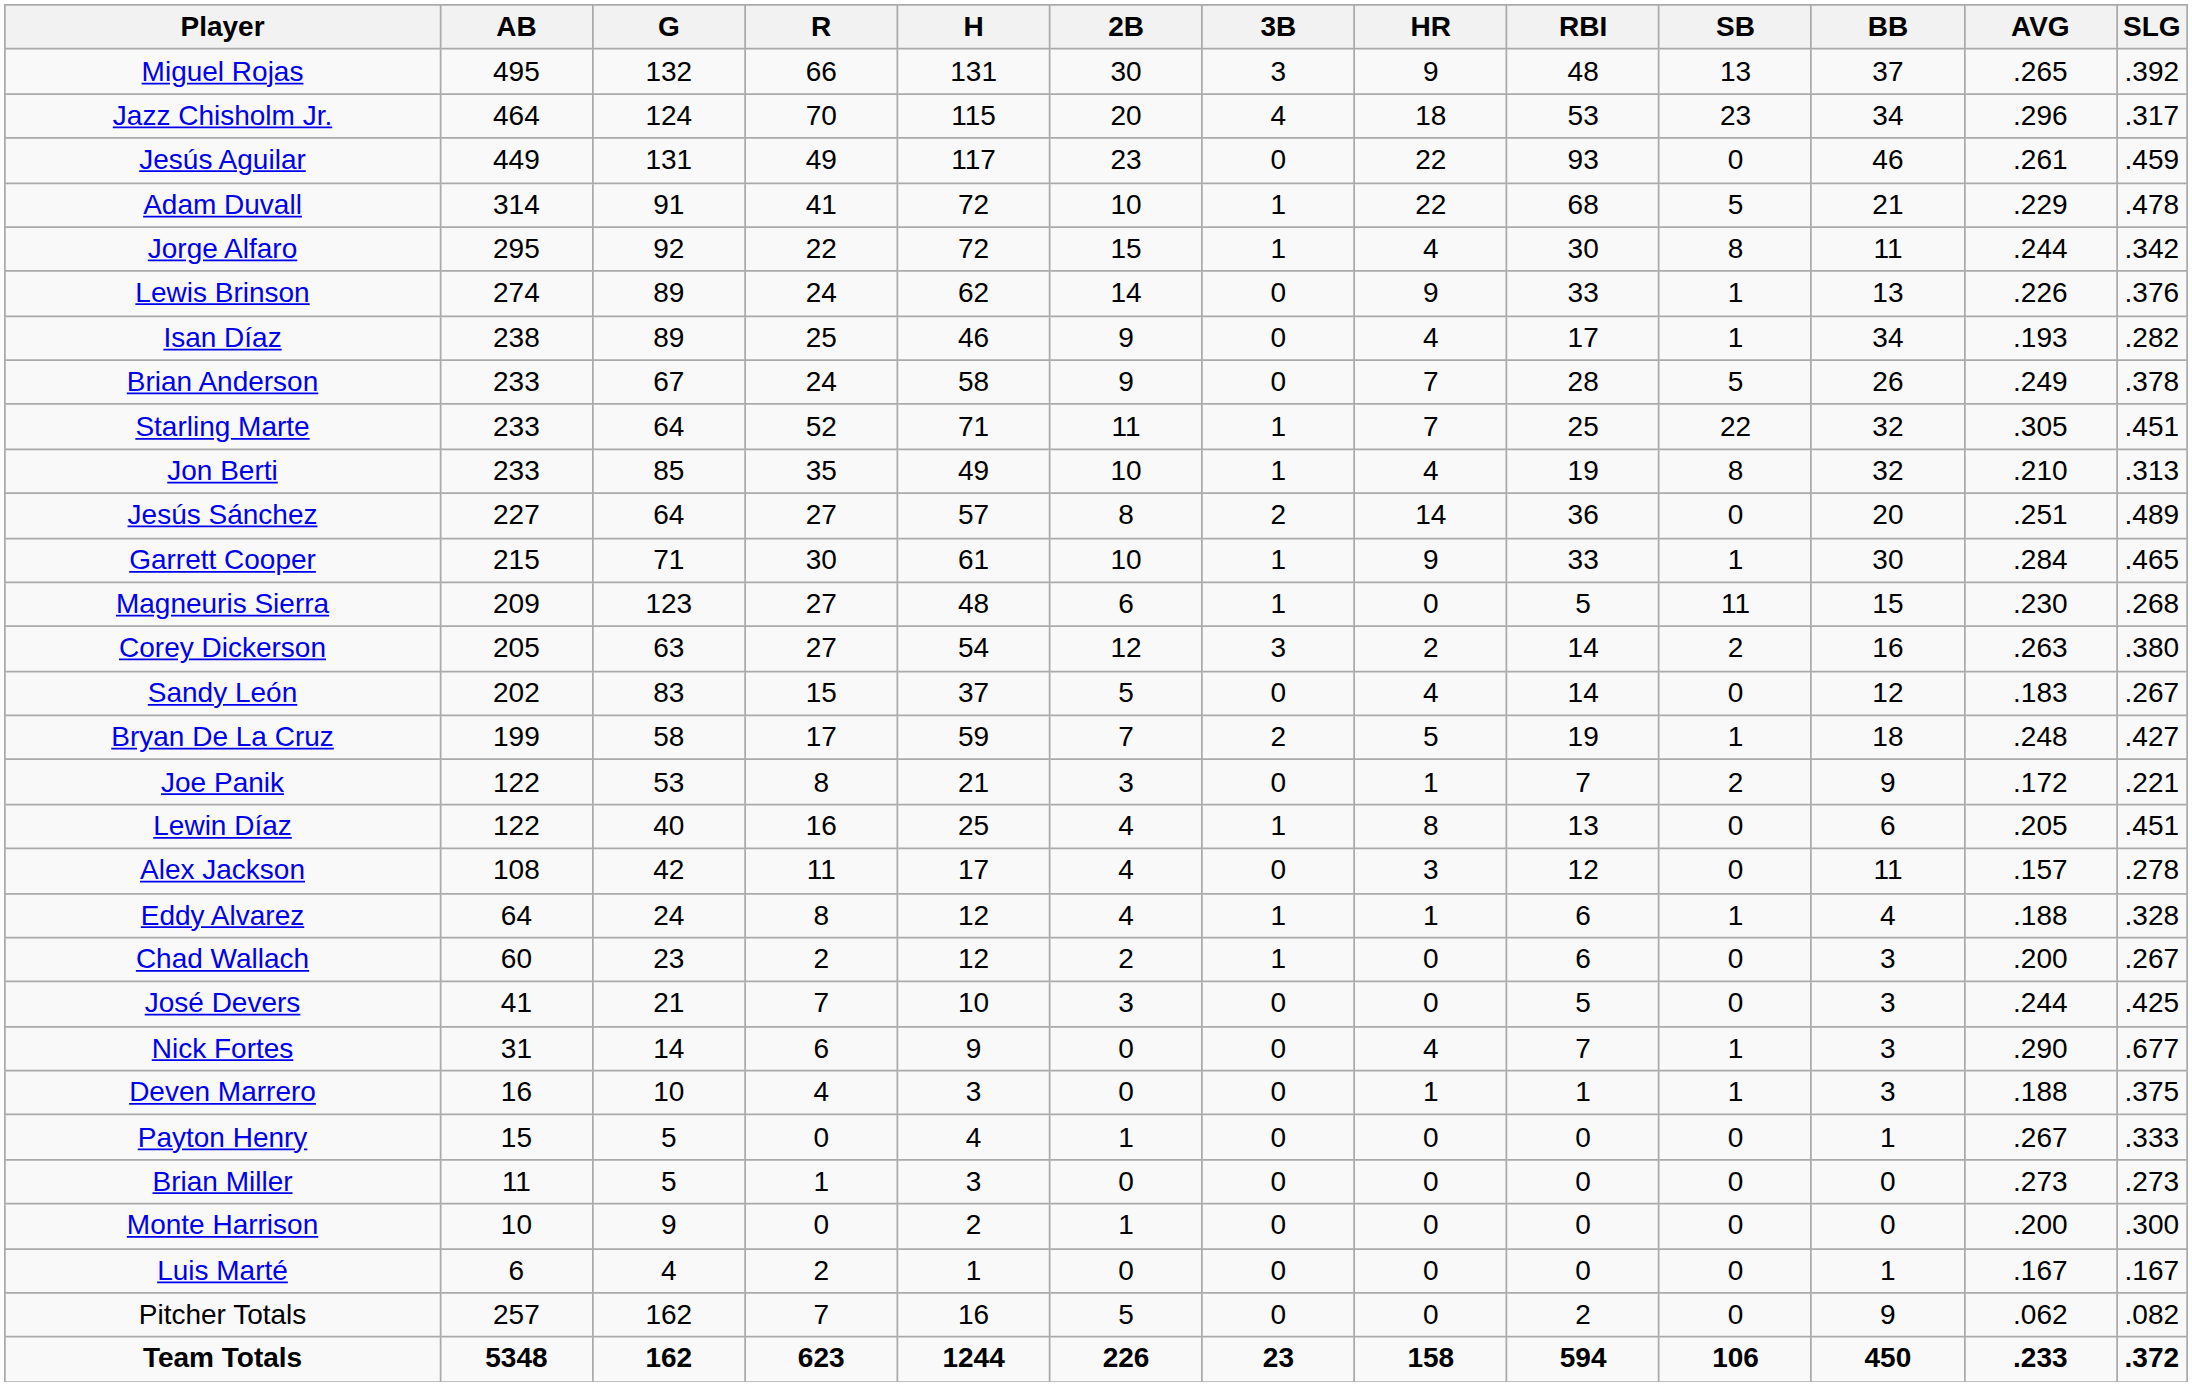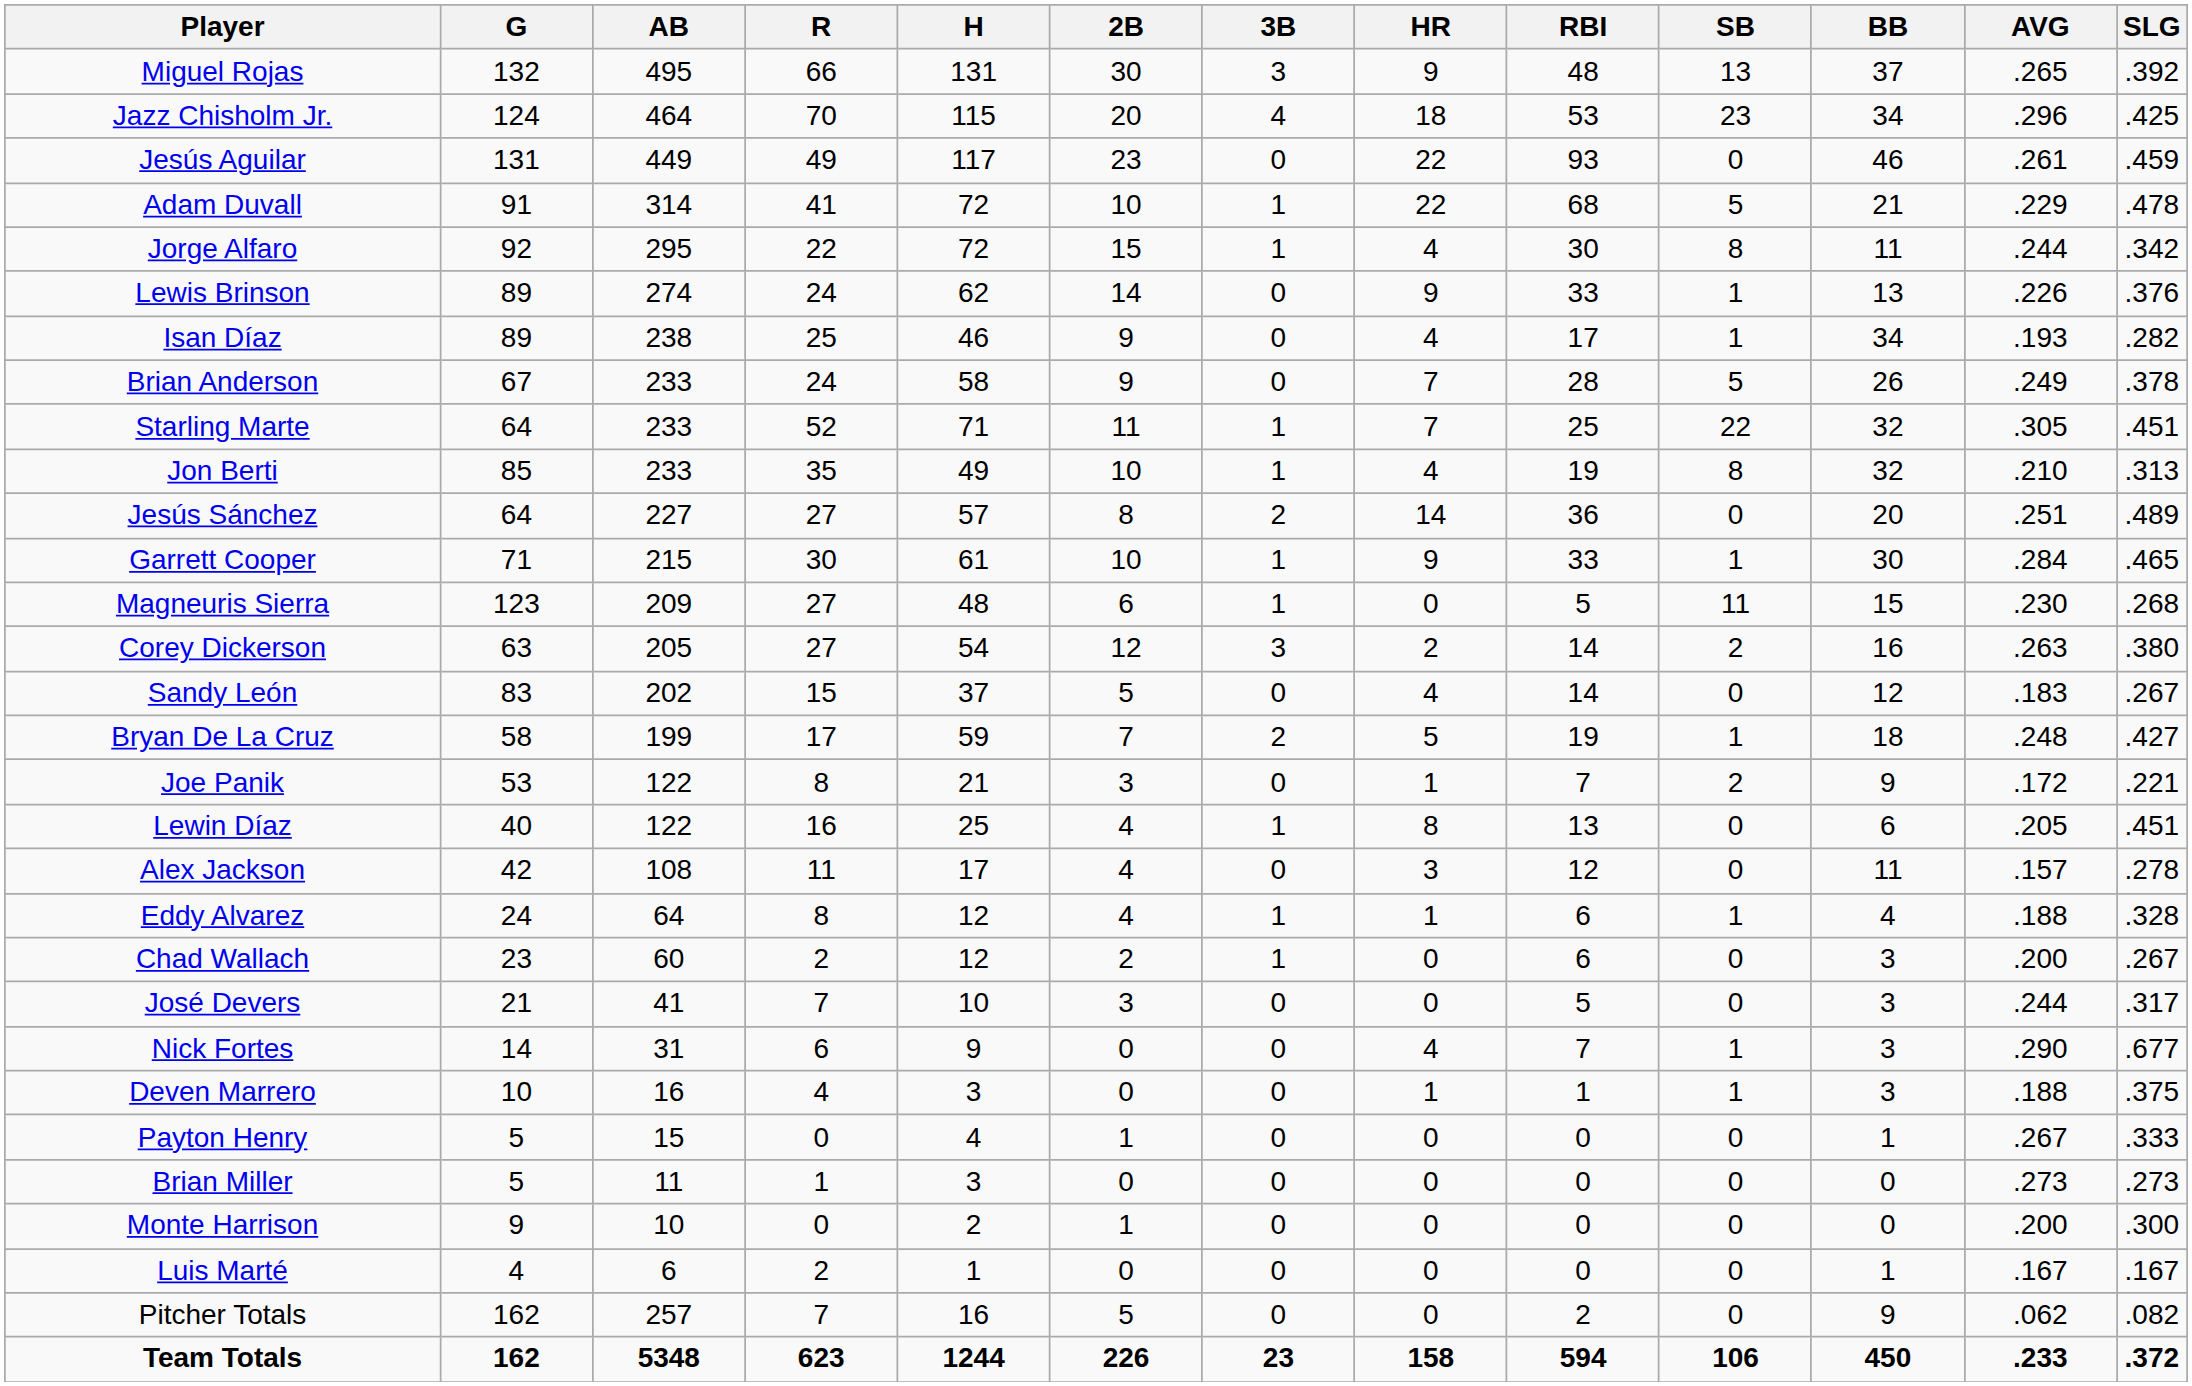columns swapped: (669, 26) <-> (516, 26)
(2152, 115) .317 -> (2152, 115) .425
(2152, 1003) .425 -> (2152, 1003) .317
